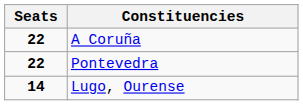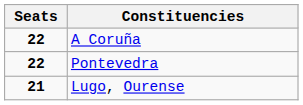(36, 88) 14 -> (36, 88) 21
